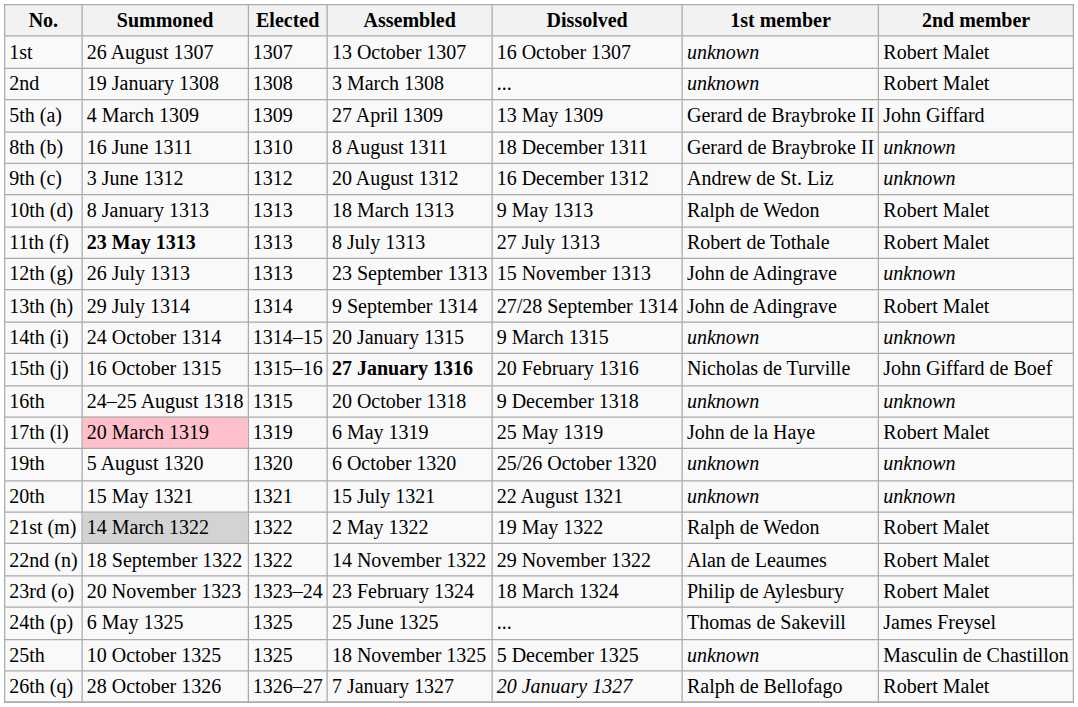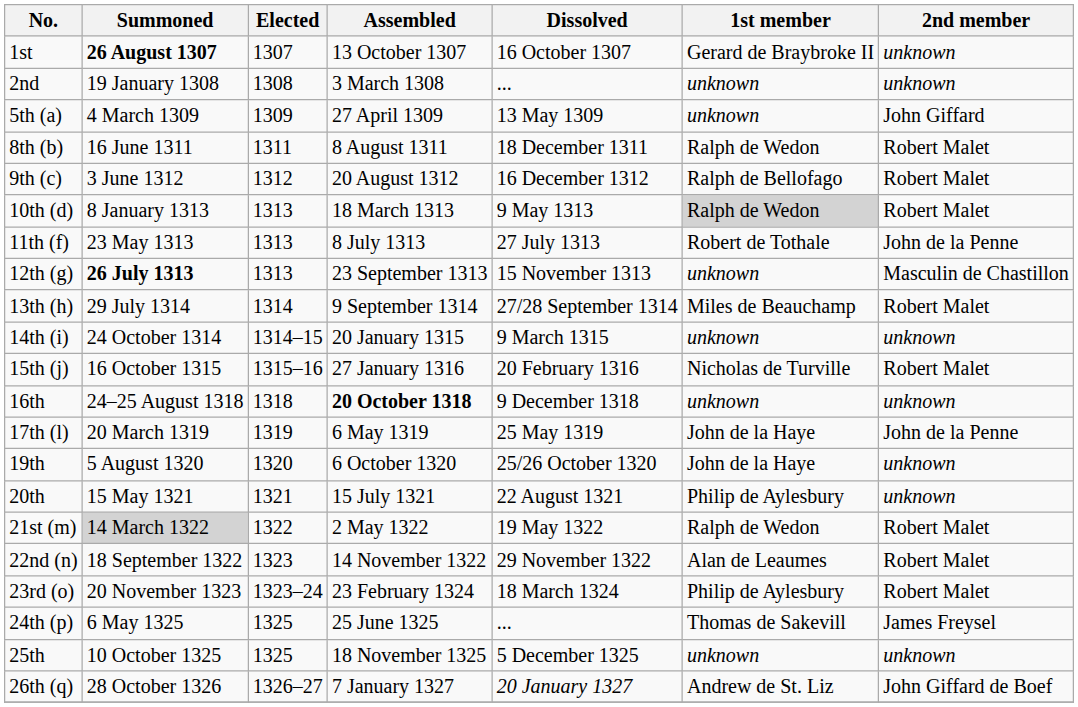(150, 52) normal -> (152, 52) bold
(723, 52) unknown -> (781, 52) Gerard de Braybroke II
(936, 52) Robert Malet -> (919, 52) unknown
(936, 83) Robert Malet -> (919, 83) unknown
(781, 115) Gerard de Braybroke II -> (723, 115) unknown
(273, 147) 1310 -> (272, 147) 1311
(781, 147) Gerard de Braybroke II -> (753, 147) Ralph de Wedon
(919, 147) unknown -> (936, 147) Robert Malet
(760, 178) Andrew de St. Liz -> (765, 178) Ralph de Bellofago
(919, 178) unknown -> (936, 178) Robert Malet
(753, 210) no background -> (753, 210) lightgrey background
(141, 242) bold -> (140, 242) normal
(936, 242) Robert Malet -> (951, 242) John de la Penne
(138, 274) normal -> (140, 274) bold
(762, 274) John de Adingrave -> (723, 274) unknown
(919, 274) unknown -> (976, 274) Masculin de Chastillon
(762, 305) John de Adingrave -> (771, 305) Miles de Beauchamp
(402, 369) bold -> (398, 369) normal
(968, 369) John Giffard de Boef -> (936, 369) Robert Malet
(273, 400) 1315 -> (273, 400) 1318
(399, 400) normal -> (402, 400) bold
(148, 432) pink background -> (148, 432) no background
(936, 432) Robert Malet -> (951, 432) John de la Penne
(723, 464) unknown -> (751, 464) John de la Haye
(723, 496) unknown -> (765, 496) Philip de Aylesbury
(273, 559) 1322 -> (273, 559) 1323
(976, 654) Masculin de Chastillon -> (919, 654) unknown
(765, 686) Ralph de Bellofago -> (760, 686) Andrew de St. Liz
(936, 686) Robert Malet -> (968, 686) John Giffard de Boef
